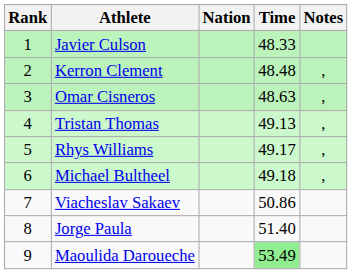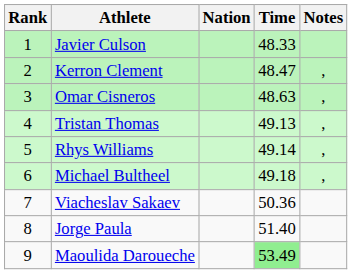(277, 70) 48.48 -> (277, 70) 48.47
(277, 149) 49.17 -> (277, 149) 49.14
(277, 202) 50.86 -> (277, 202) 50.36
